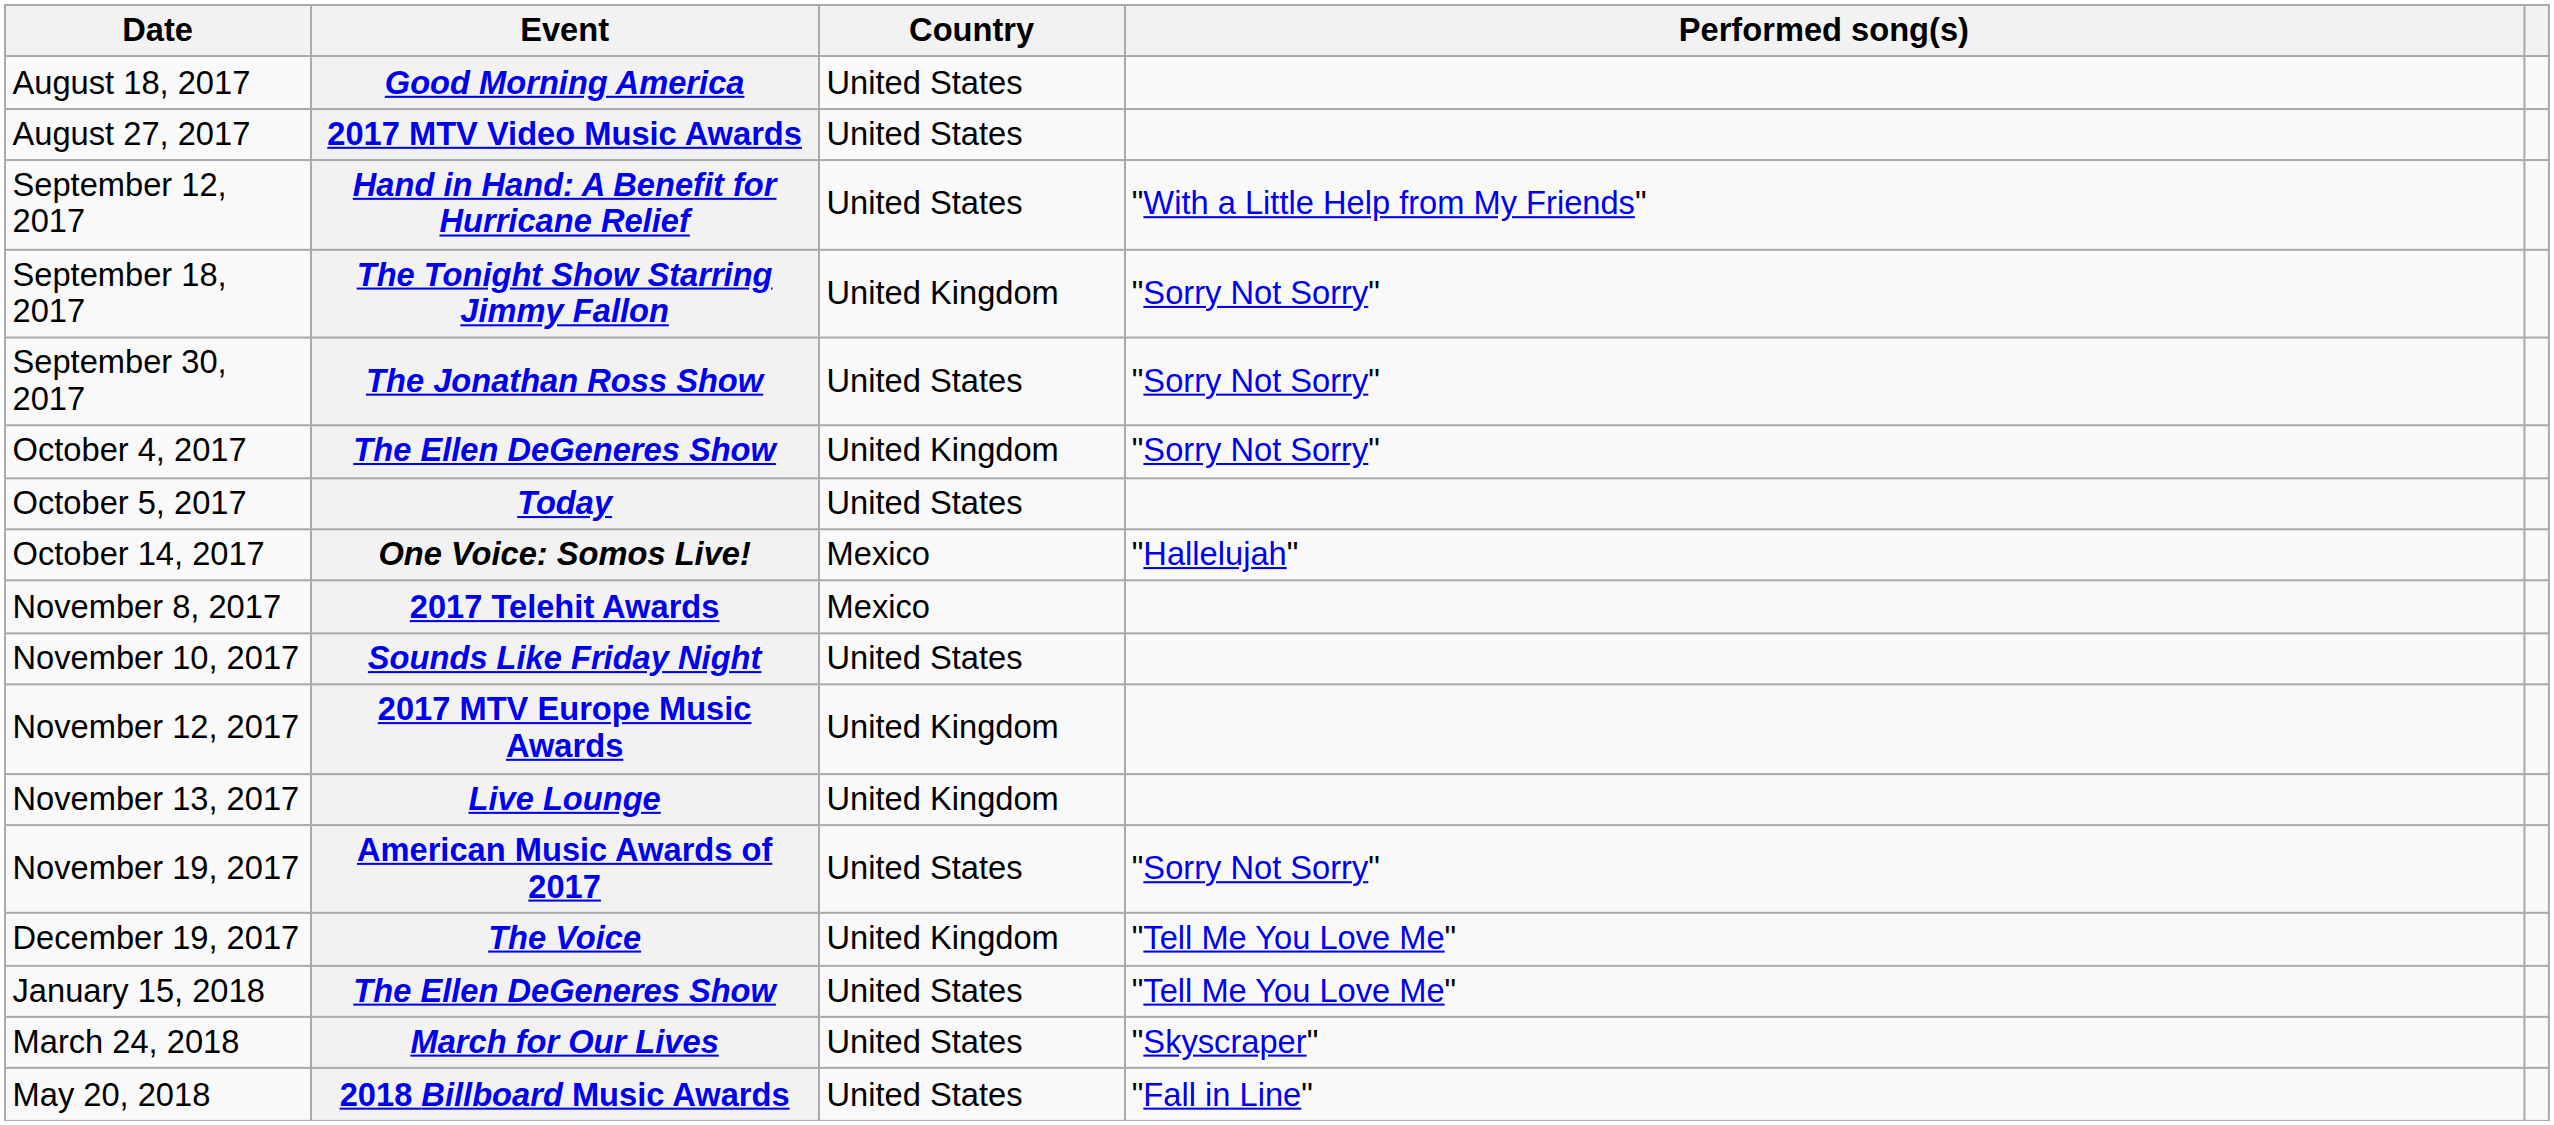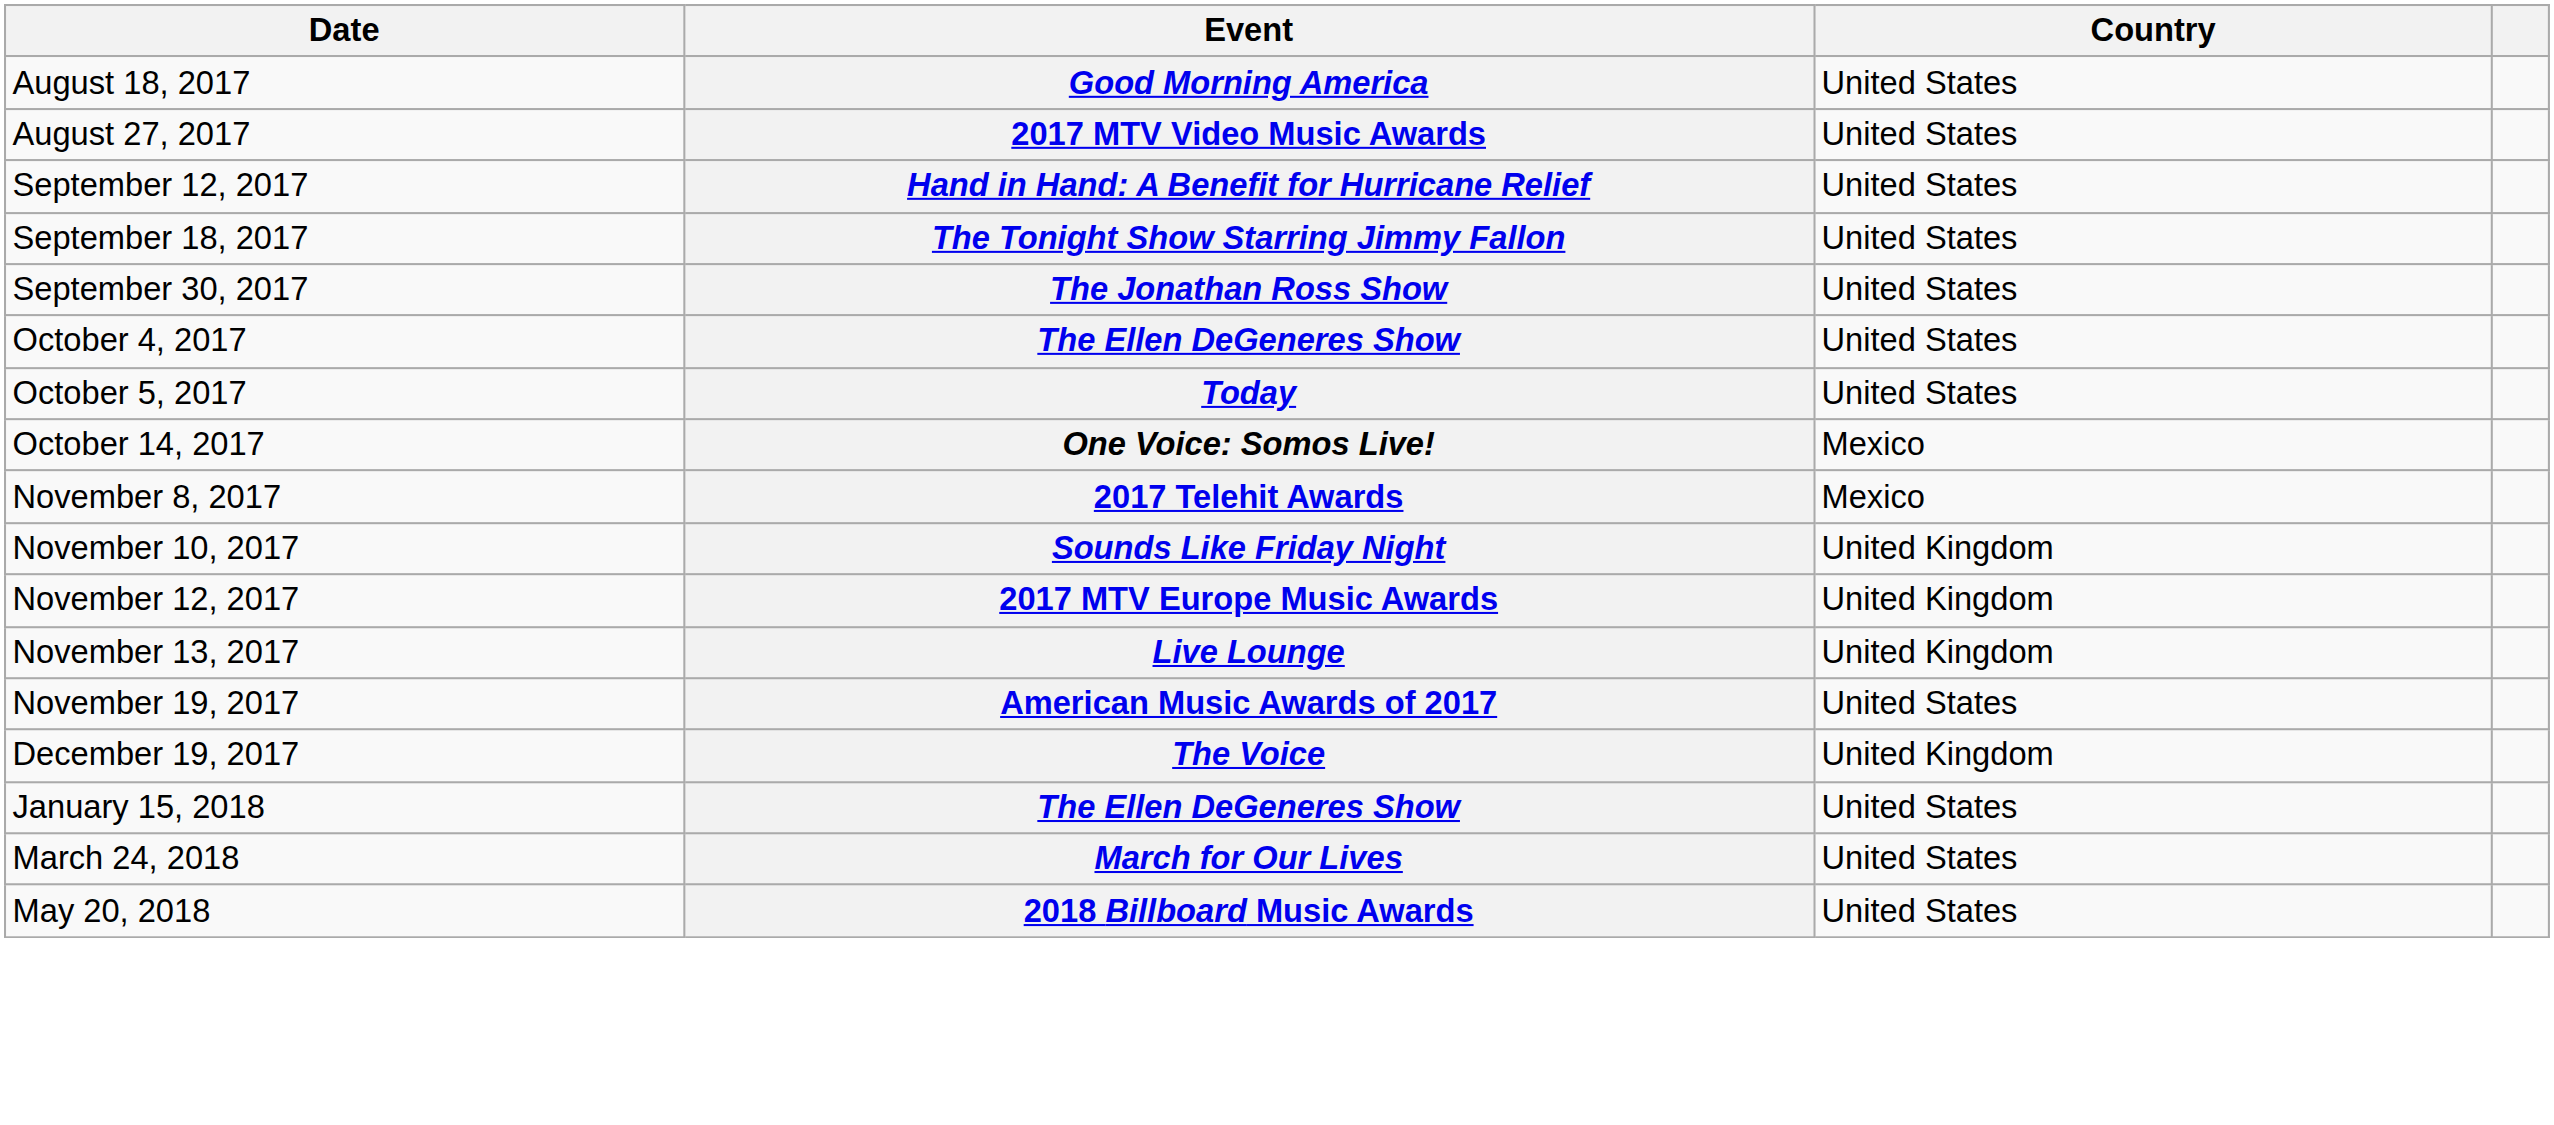- column: (1824, 30)
(943, 292) United Kingdom -> (1919, 237) United States
(943, 451) United Kingdom -> (1919, 340) United States
(925, 658) United States -> (1938, 548) United Kingdom
